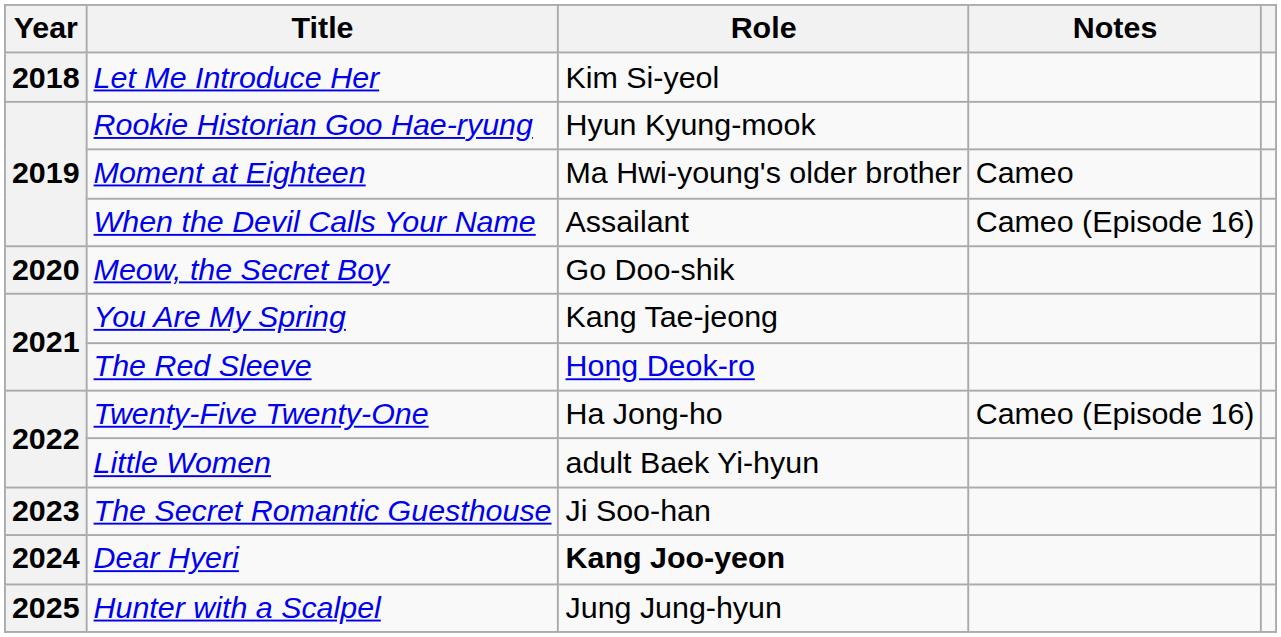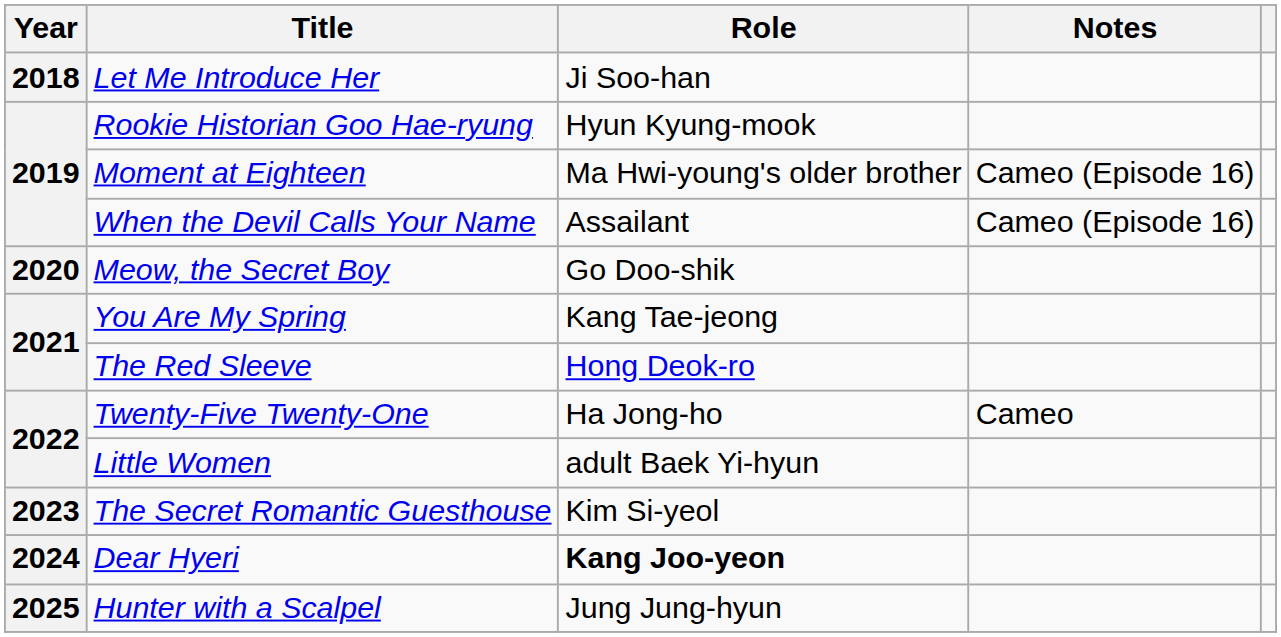(642, 76) Kim Si-yeol -> (638, 76) Ji Soo-han
(1025, 173) Cameo -> (1115, 173) Cameo (Episode 16)
(1115, 414) Cameo (Episode 16) -> (1025, 414) Cameo
(638, 510) Ji Soo-han -> (642, 510) Kim Si-yeol
